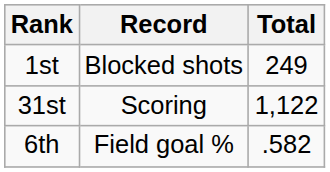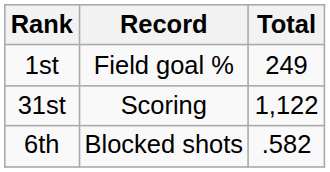(164, 65) Blocked shots -> (164, 65) Field goal %
(164, 145) Field goal % -> (164, 145) Blocked shots
